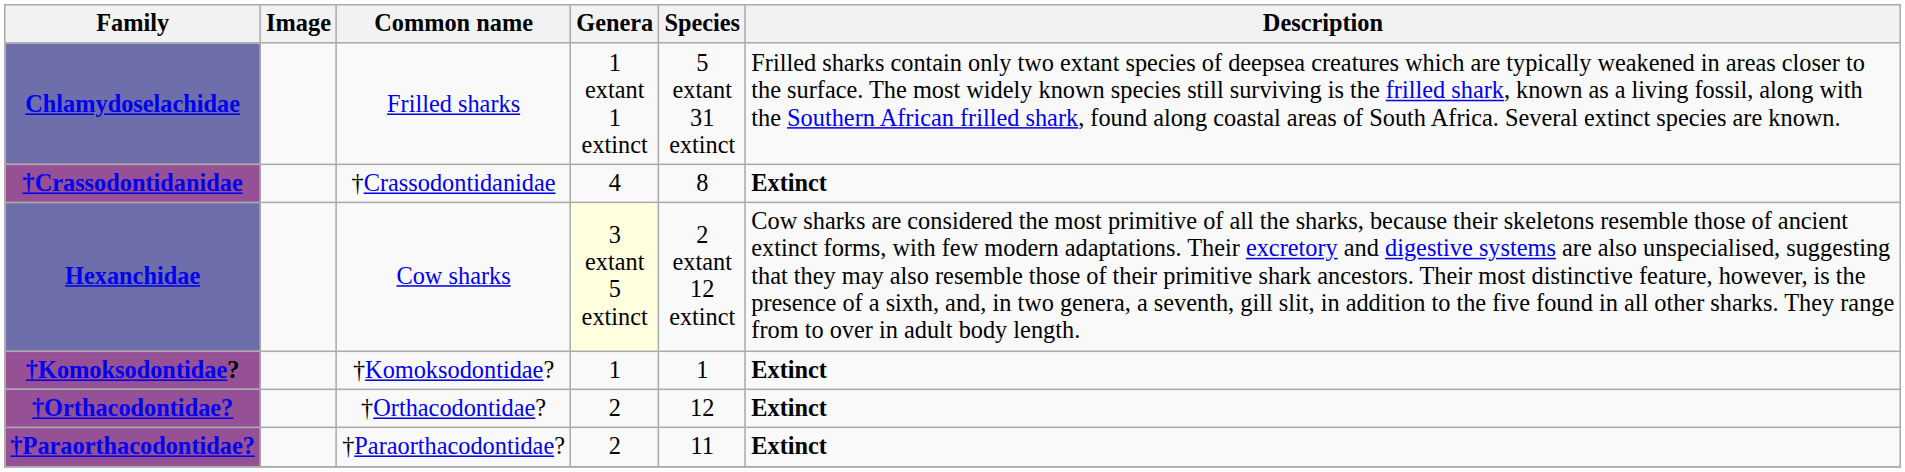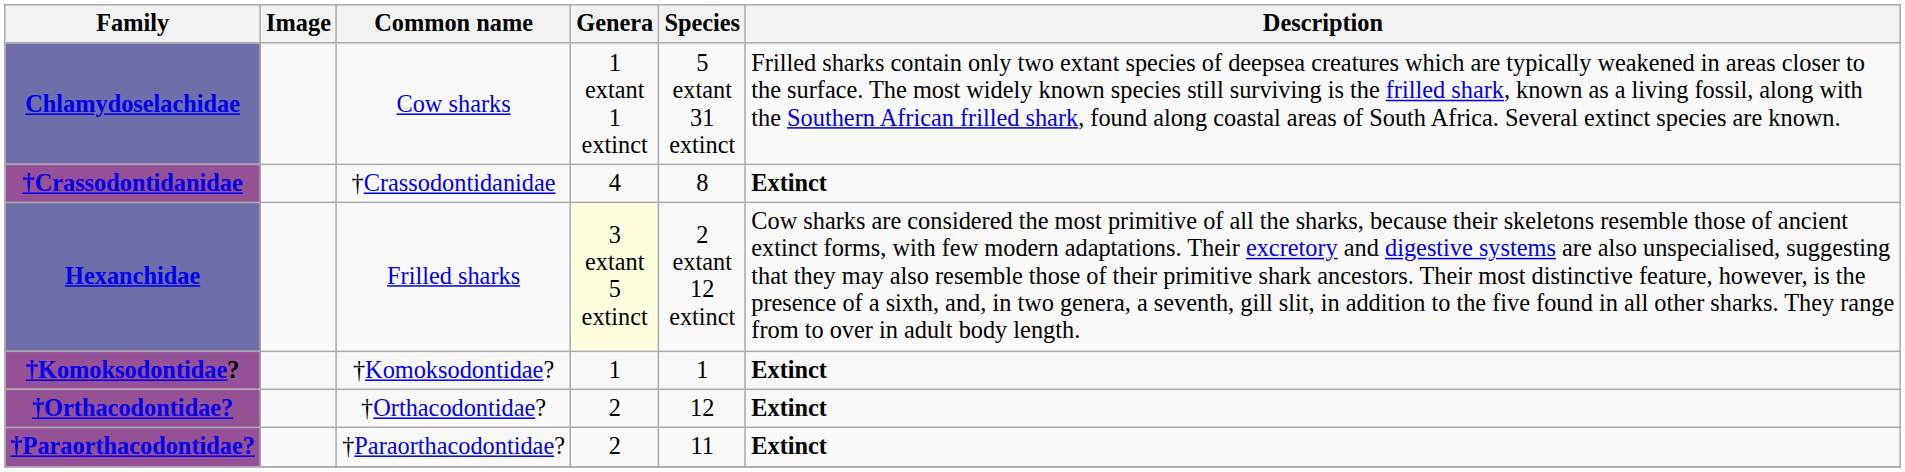(454, 103) Frilled sharks -> (454, 103) Cow sharks
(454, 276) Cow sharks -> (454, 276) Frilled sharks
